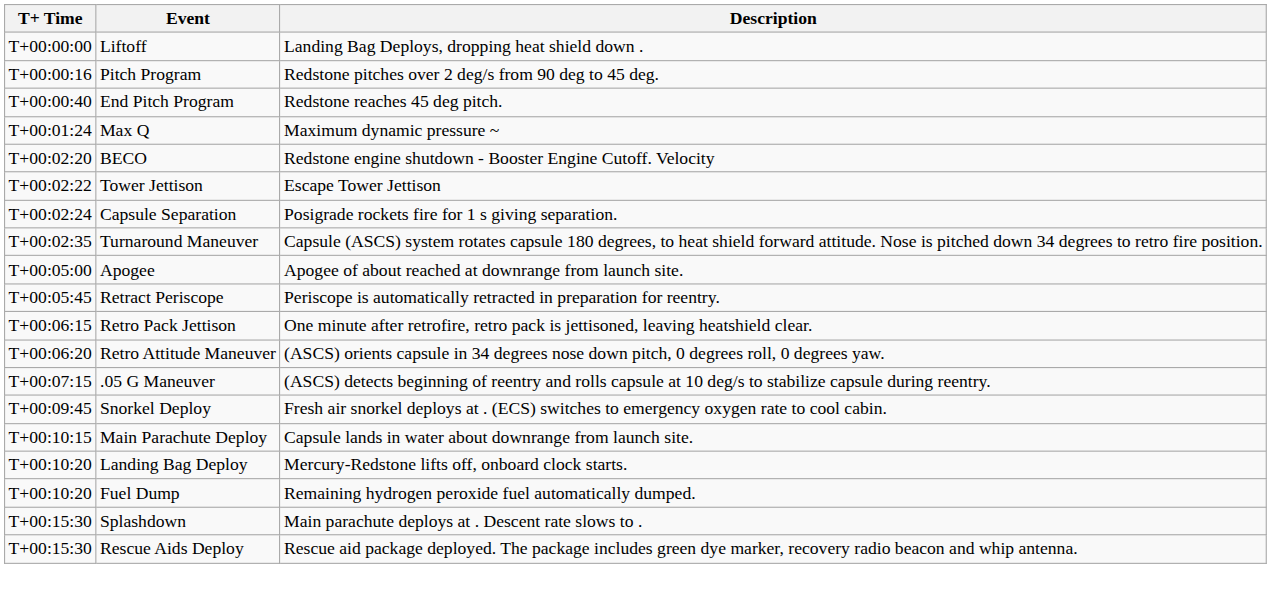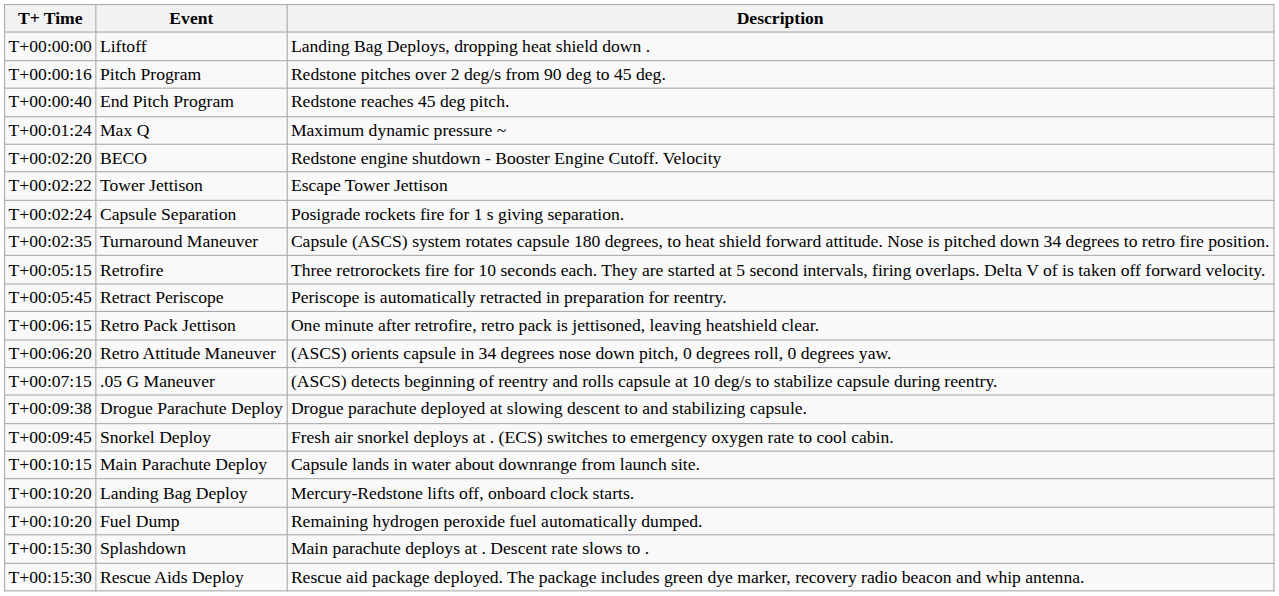- row: (127, 269)
+ row: (132, 269)
+ row: (191, 409)
